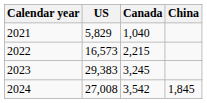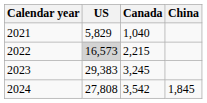(101, 51) no background -> (101, 51) lightgrey background
(101, 88) 27,008 -> (101, 88) 27,808
